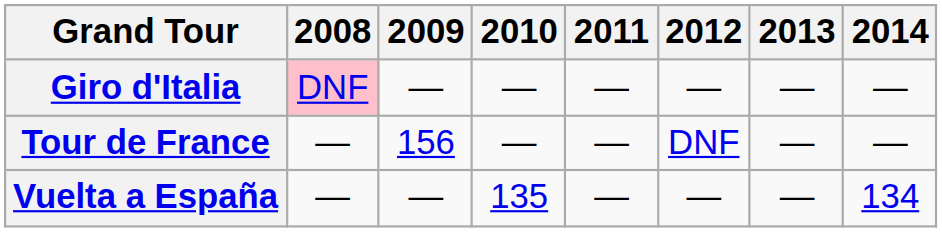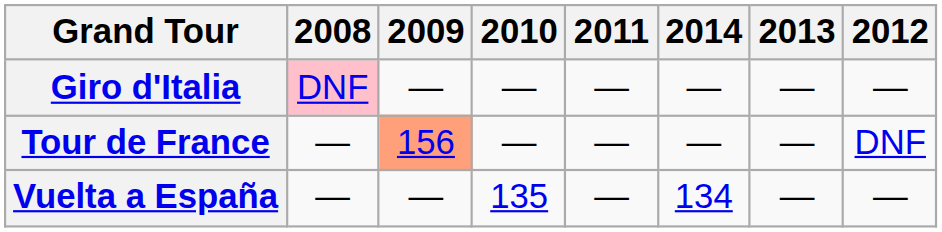columns swapped: (704, 32) <-> (890, 32)
(426, 142) no background -> (426, 142) lightsalmon background
